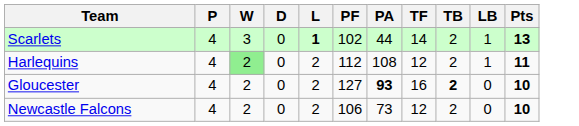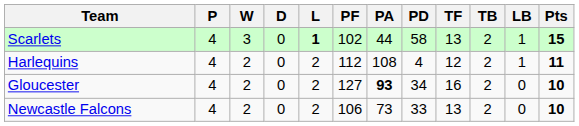+ column: (419, 16)
(419, 39) 14 -> (453, 39) 13
(522, 39) 13 -> (556, 39) 15
(247, 62) lightgreen background -> (247, 62) no background
(453, 86) bold -> (488, 86) normal
(419, 109) 12 -> (453, 109) 13
